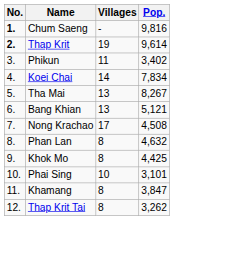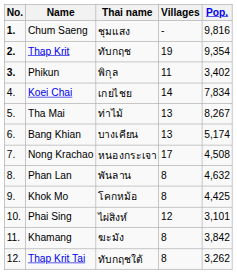+ column: (127, 12)
(154, 45) 9,614 -> (217, 51) 9,354
(11, 61) normal -> (11, 72) bold
(154, 110) 5,121 -> (217, 134) 5,174
(104, 175) 10 -> (167, 217) 12
(154, 191) 3,847 -> (217, 238) 3,842
